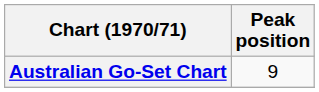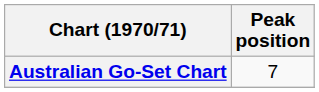(273, 71) 9 -> (273, 71) 7
